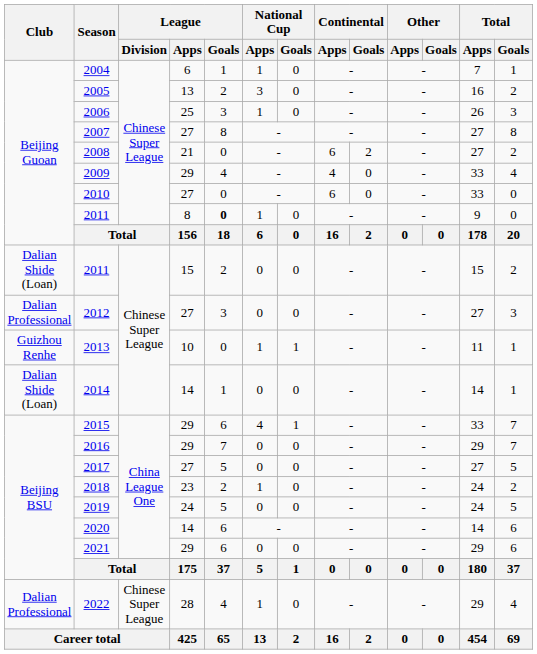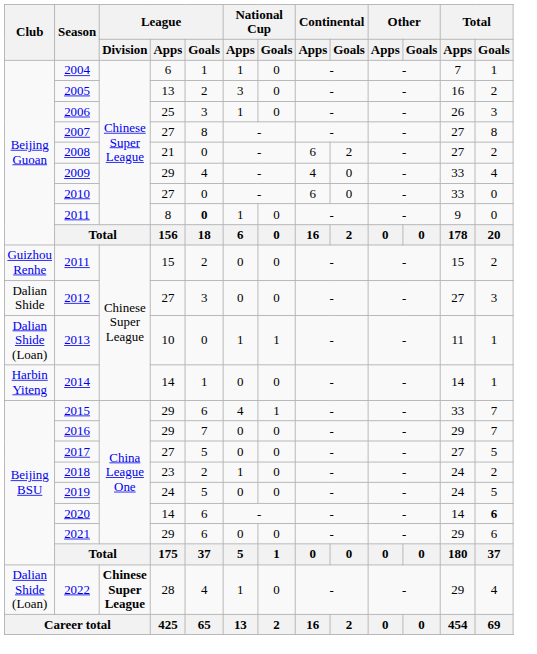(39, 270) Dalian Shide (Loan) -> (30, 262) Guizhou Renhe
(39, 312) Dalian Professional -> (30, 297) Dalian Shide
(39, 347) Guizhou Renhe -> (30, 340) Dalian Shide (Loan)
(39, 390) Dalian Shide (Loan) -> (30, 382) Harbin Yiteng
(513, 527) normal -> (494, 513) bold
(39, 604) Dalian Professional -> (30, 589) Dalian Shide (Loan)
(144, 604) normal -> (125, 589) bold
